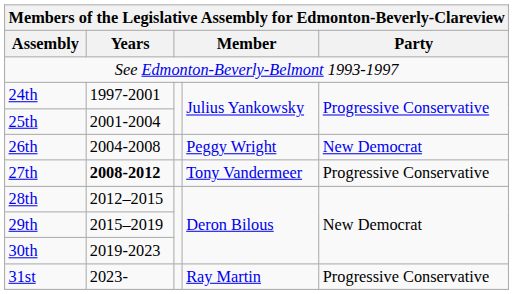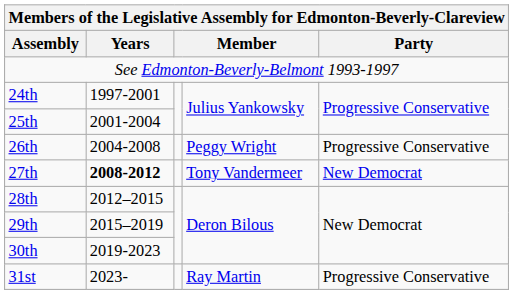(372, 147) New Democrat -> (406, 147) Progressive Conservative
(406, 173) Progressive Conservative -> (372, 173) New Democrat
